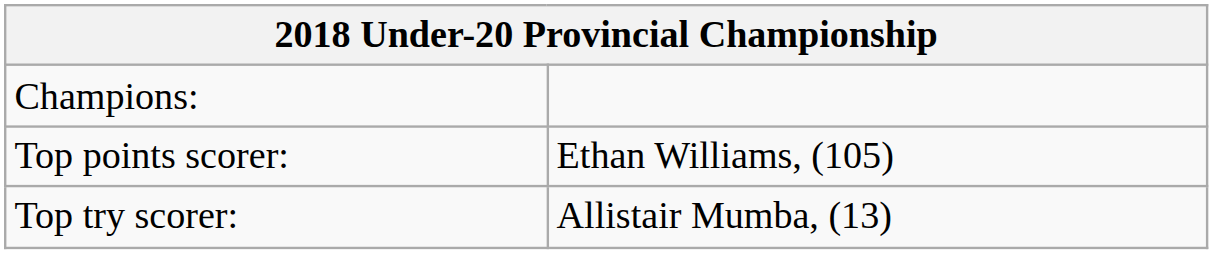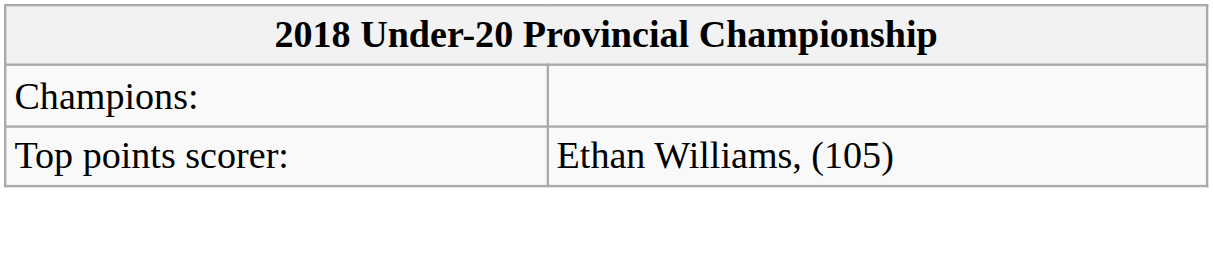- row: (126, 215)
